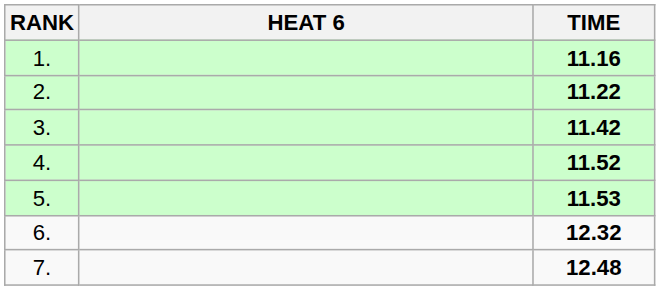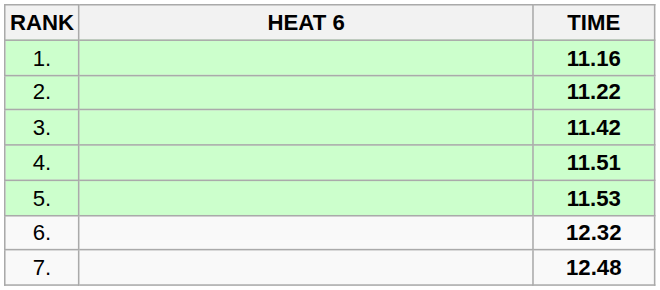(594, 163) 11.52 -> (594, 163) 11.51
